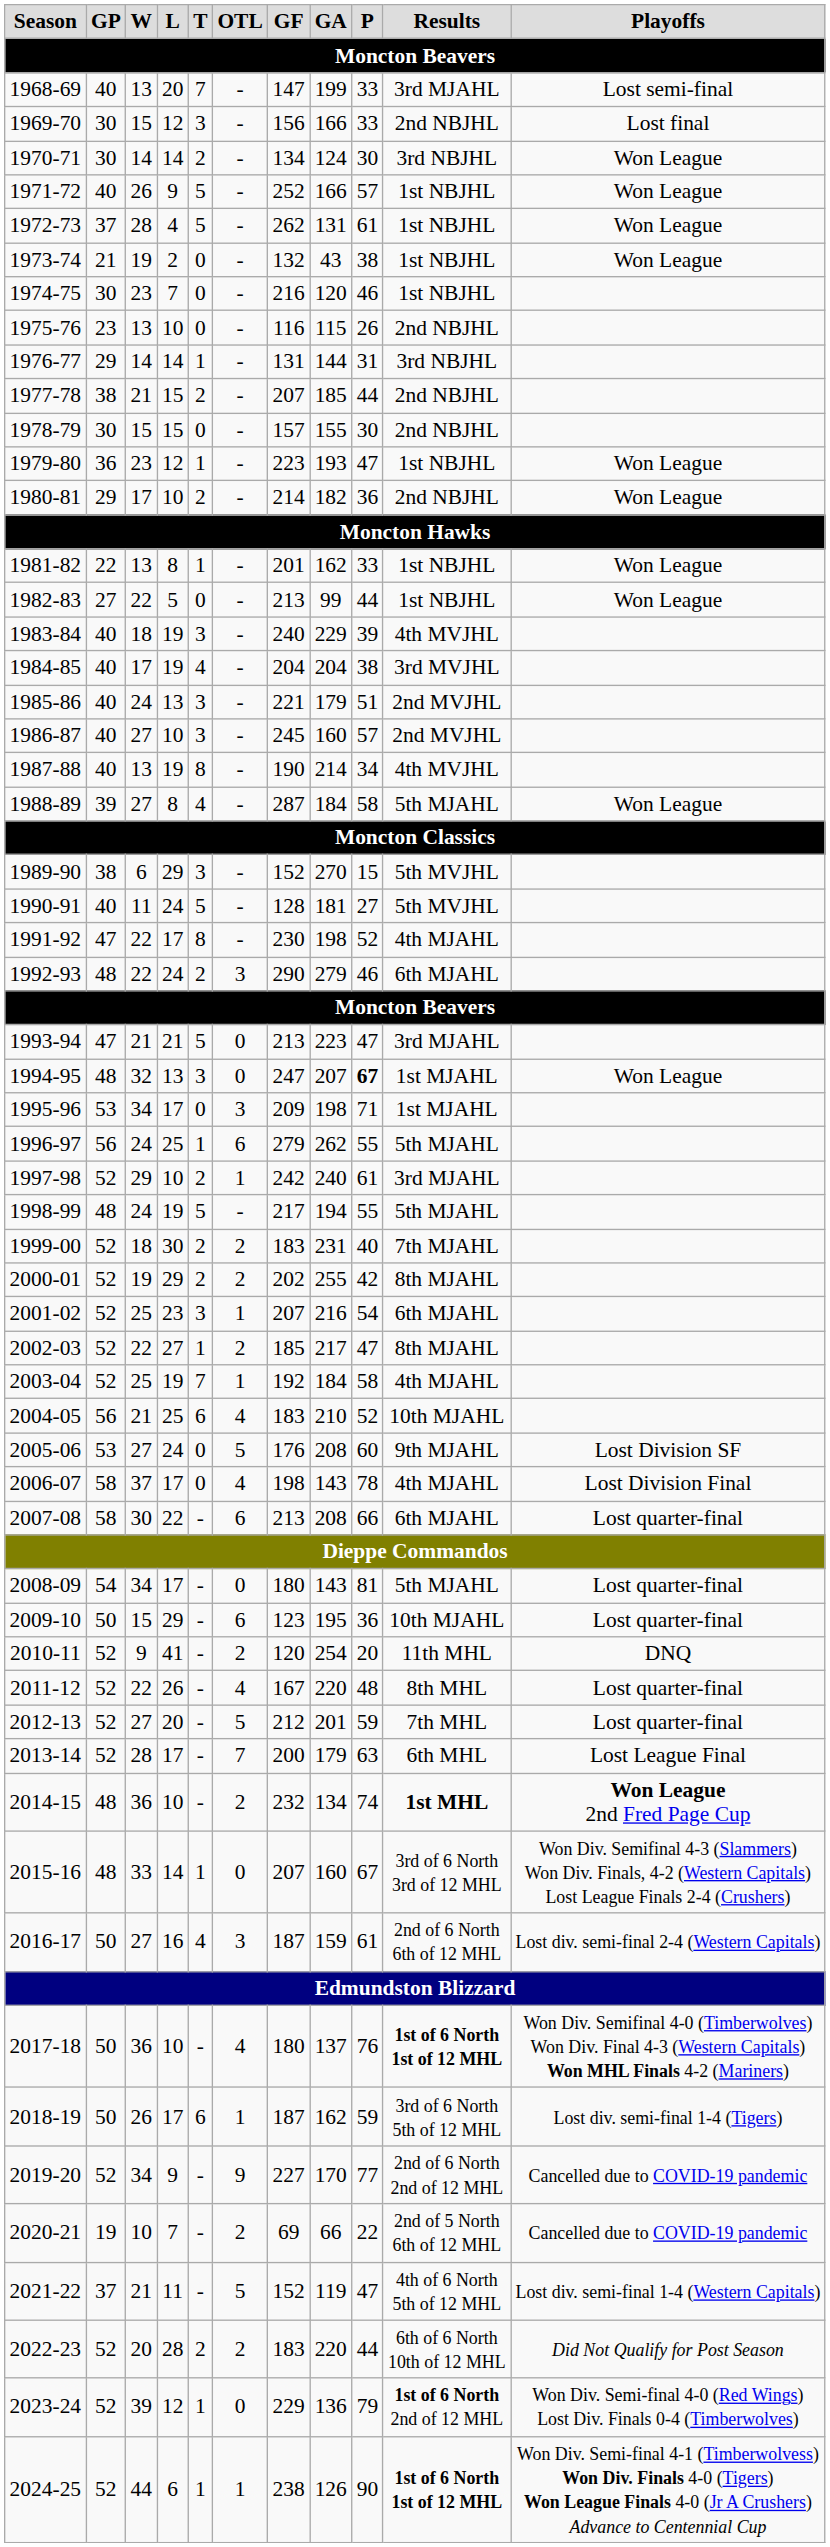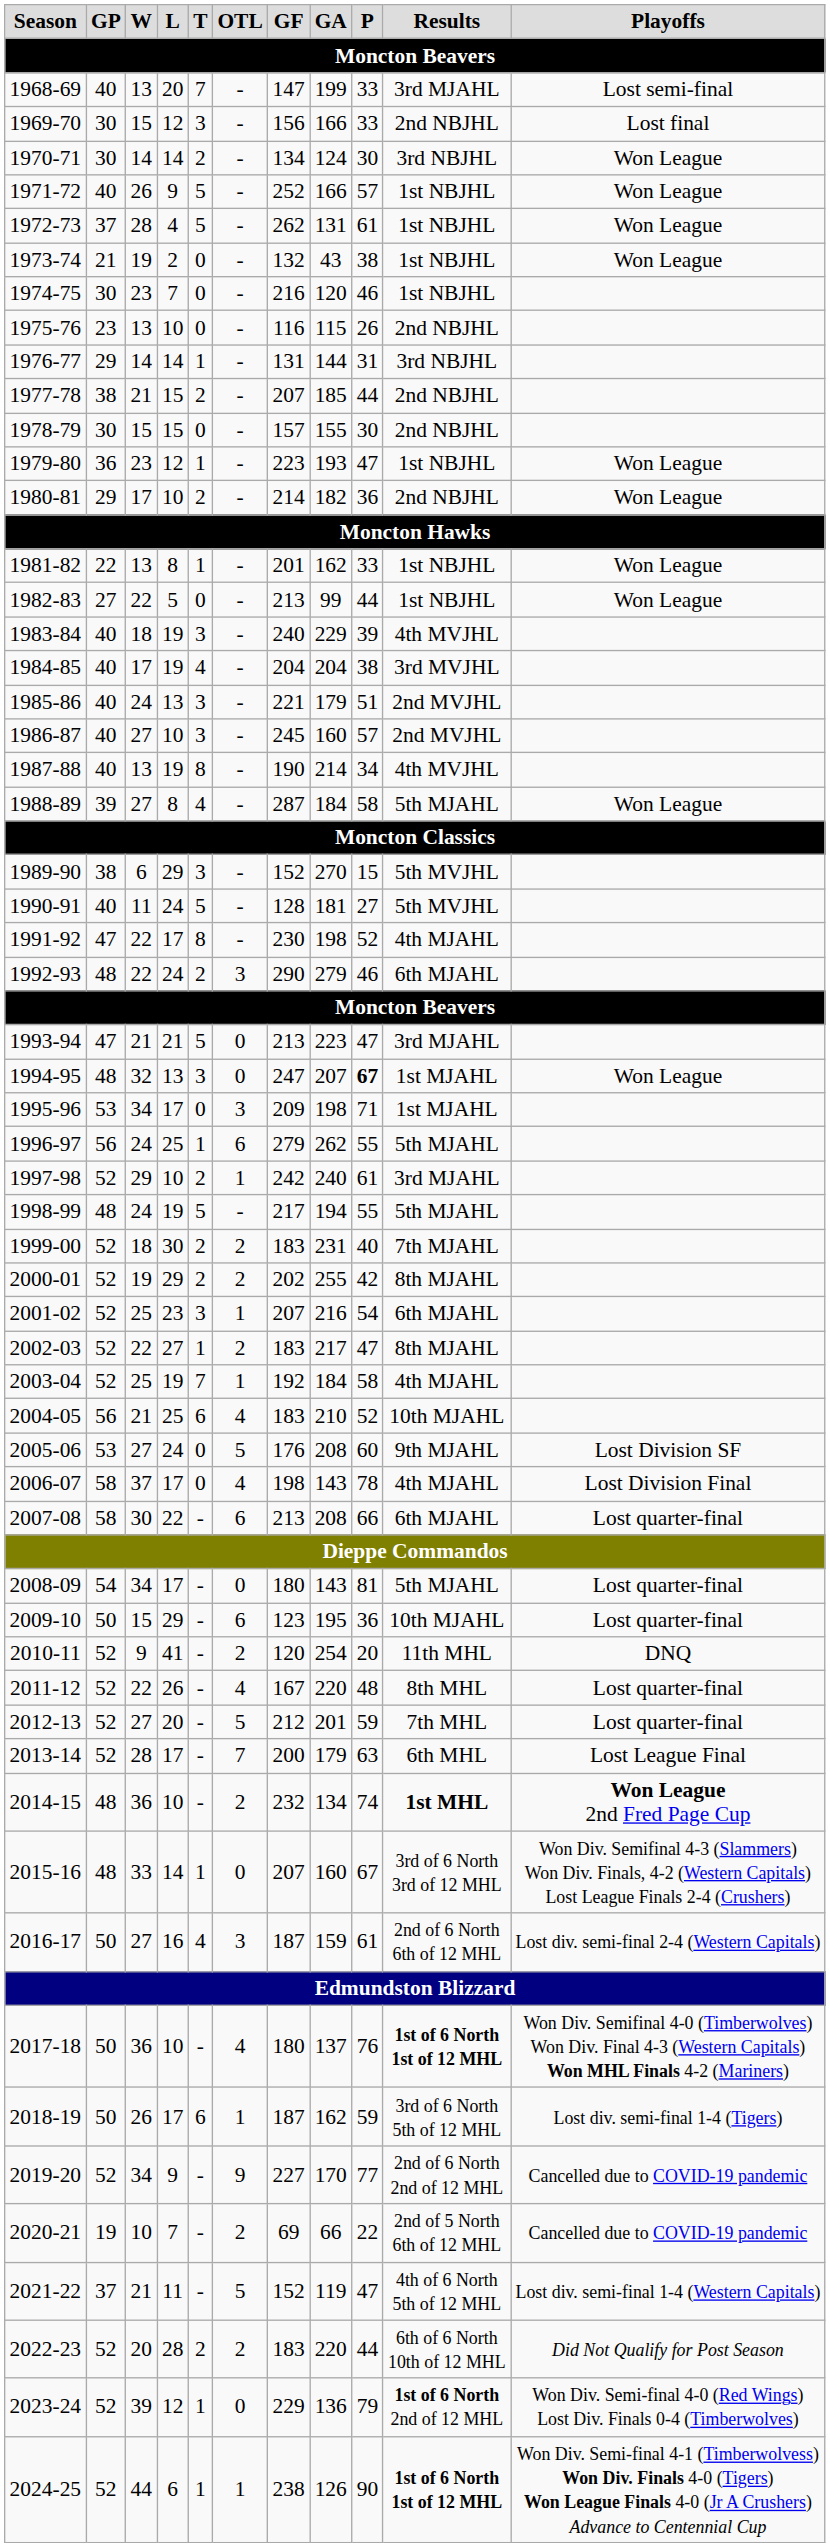(289, 1347) 185 -> (289, 1347) 183
